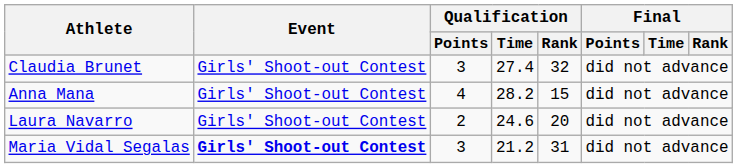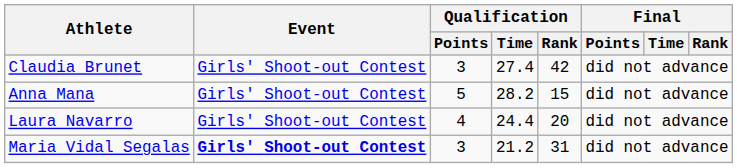(560, 68) 32 -> (560, 68) 42
(461, 95) 4 -> (461, 95) 5
(461, 122) 2 -> (461, 122) 4
(515, 122) 24.6 -> (515, 122) 24.4
